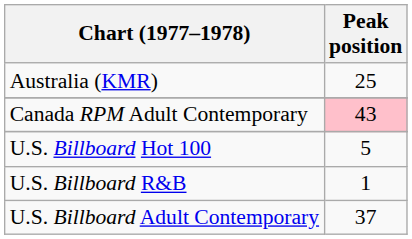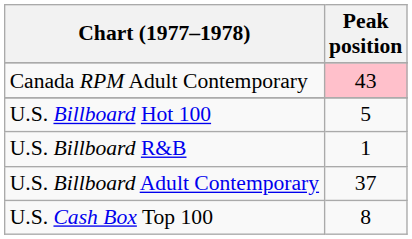- row: (84, 80)
+ row: (111, 217)
